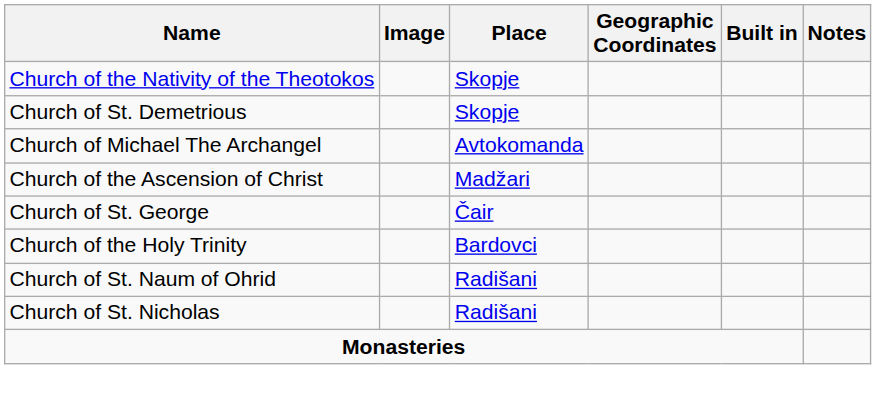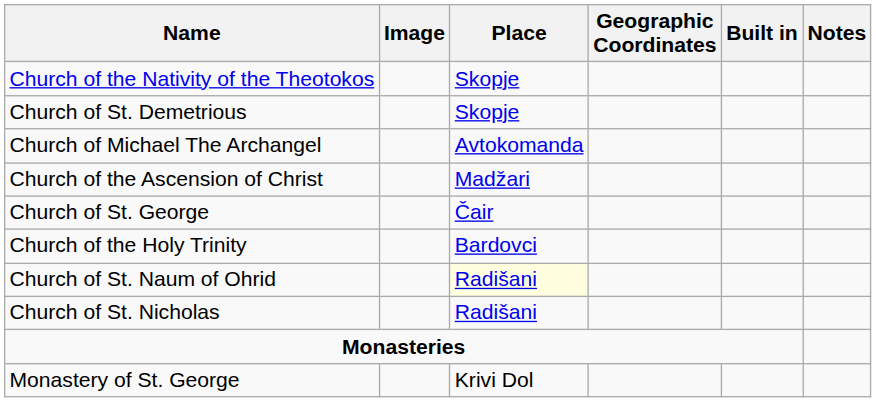(496, 279) no background -> (496, 279) lightyellow background
+ row: (125, 379)
